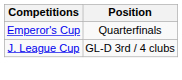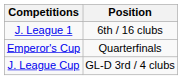+ row: (44, 30)
